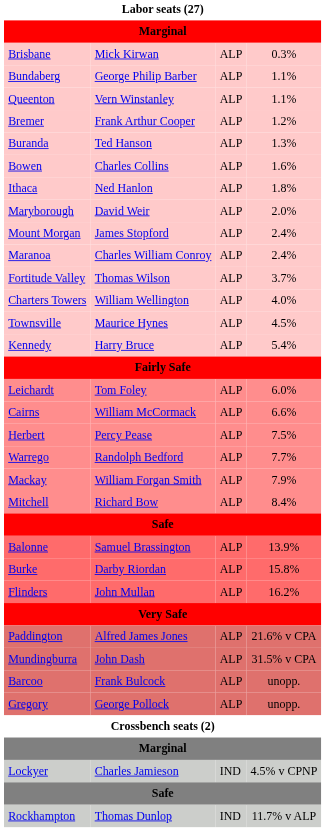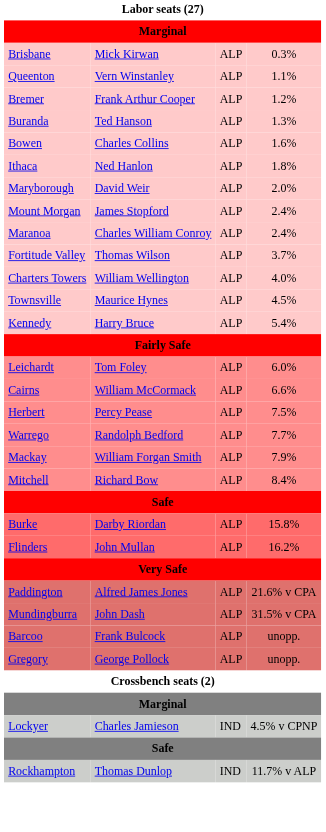- row: (34, 76)
- row: (28, 546)
